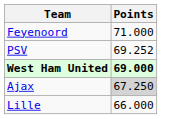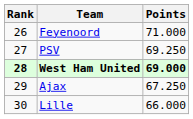+ column: (21, 14)
(134, 50) 69.252 -> (166, 50) 69.250
(134, 86) lightgrey background -> (166, 86) no background
